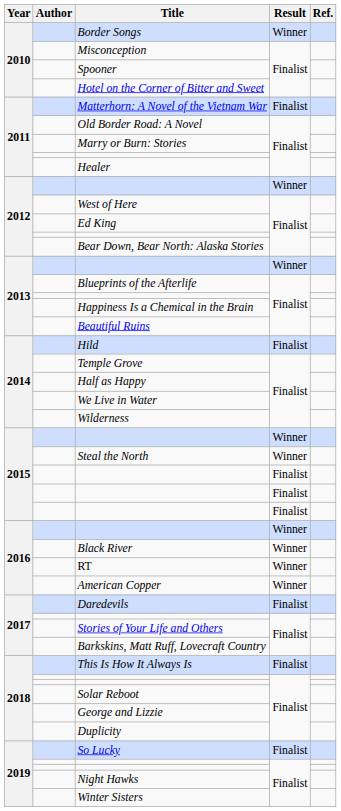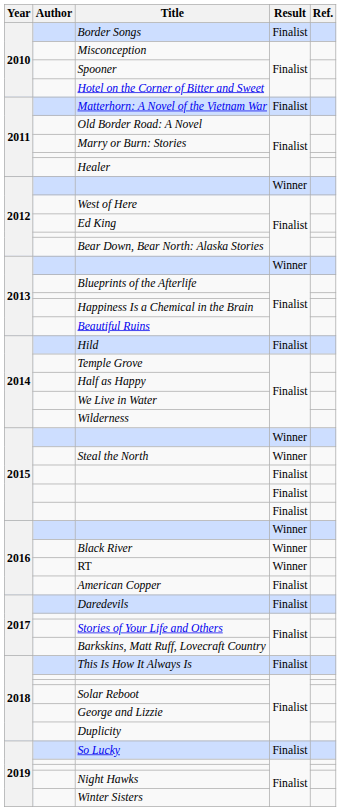(290, 32) Winner -> (290, 32) Finalist
(290, 585) Winner -> (290, 585) Finalist
